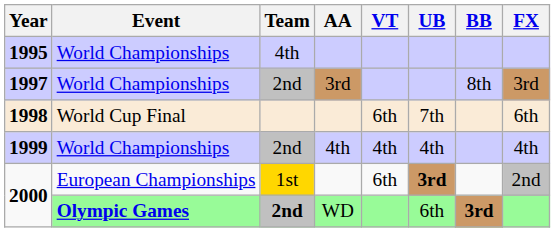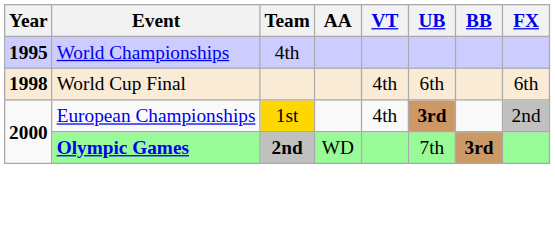- row: (28, 84)
(385, 116) 6th -> (385, 84) 4th
(432, 116) 7th -> (432, 84) 6th
- row: (28, 147)
(385, 179) 6th -> (385, 116) 4th
(432, 211) 6th -> (432, 147) 7th
